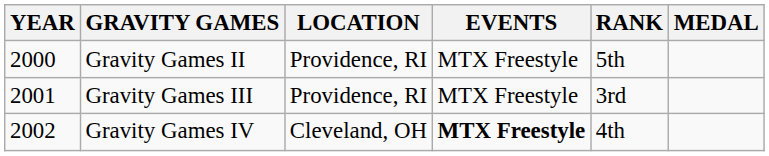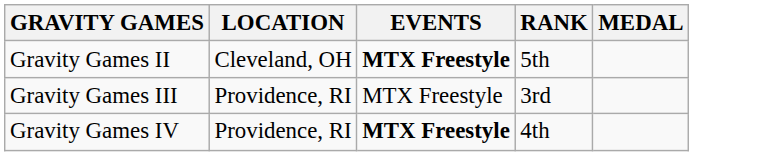- column: (42, 22)
(358, 58) Providence, RI -> (283, 58) Cleveland, OH
(508, 58) normal -> (436, 58) bold
(358, 131) Cleveland, OH -> (283, 131) Providence, RI
